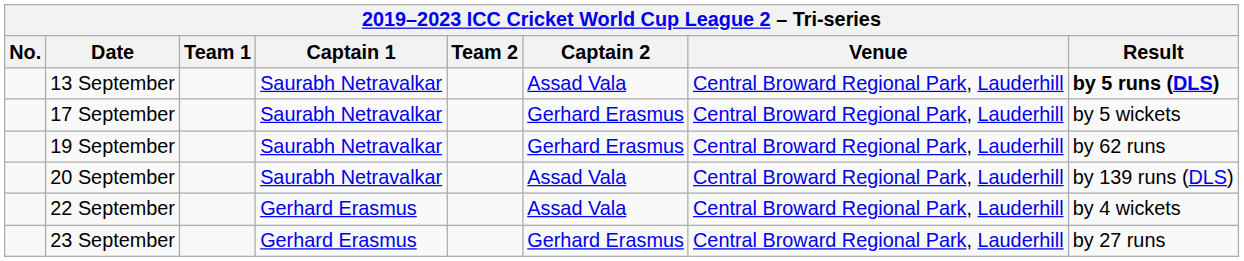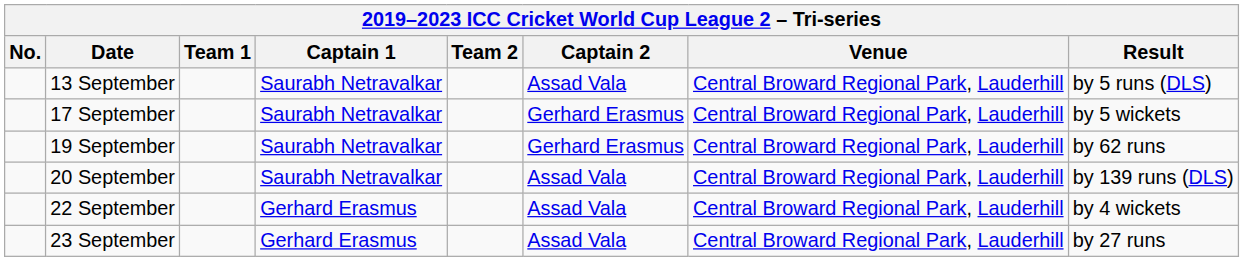(1146, 83) bold -> (1142, 83) normal
(606, 240) Gerhard Erasmus -> (577, 240) Assad Vala
